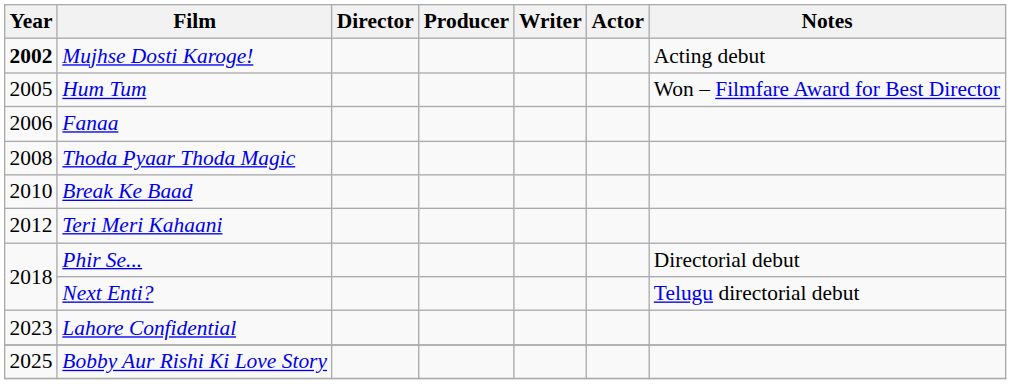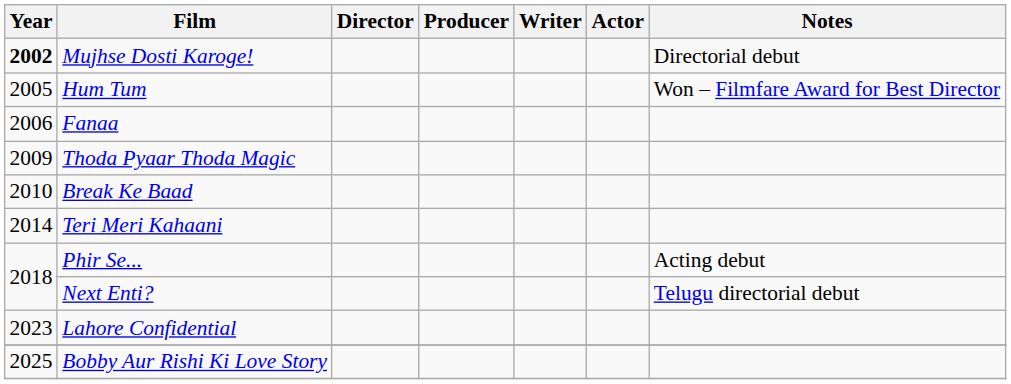(709, 55) Acting debut -> (727, 55) Directorial debut
(31, 157) 2008 -> (31, 157) 2009
(31, 225) 2012 -> (31, 225) 2014
(727, 259) Directorial debut -> (709, 259) Acting debut
